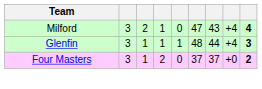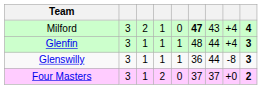(197, 28) normal -> (197, 28) bold
+ row: (62, 60)
